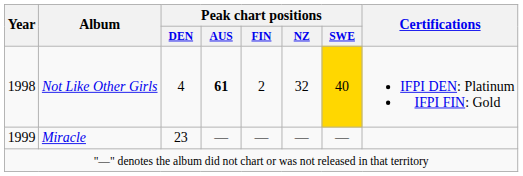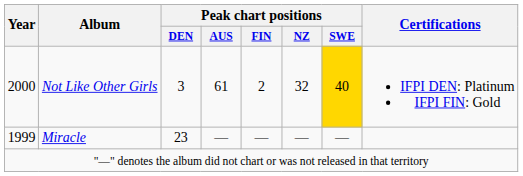(22, 86) 1998 -> (22, 86) 2000
(181, 86) 4 -> (181, 86) 3
(221, 86) bold -> (221, 86) normal
